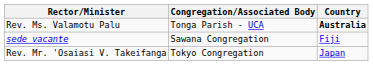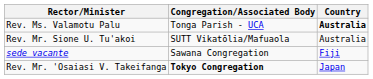+ row: (71, 39)
(217, 53) normal -> (217, 67) bold
